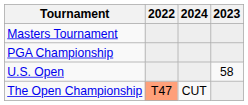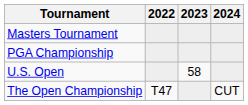columns swapped: (227, 14) <-> (194, 14)
(161, 91) lightsalmon background -> (161, 91) no background
